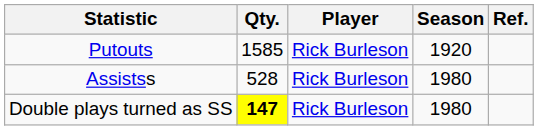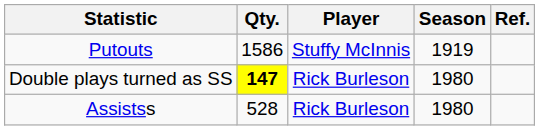(262, 49) 1585 -> (262, 49) 1586
(350, 49) Rick Burleson -> (351, 49) Stuffy McInnis
(451, 49) 1920 -> (452, 49) 1919
rows swapped: (121, 79) <-> (121, 109)
